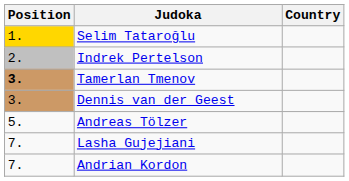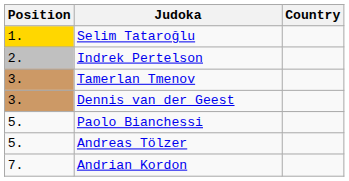(16, 79) bold -> (16, 79) normal
+ row: (140, 122)
- row: (136, 144)
